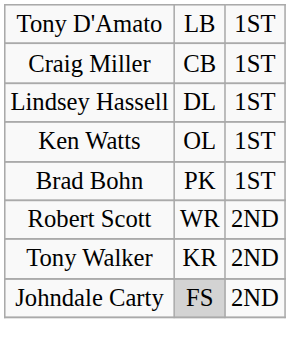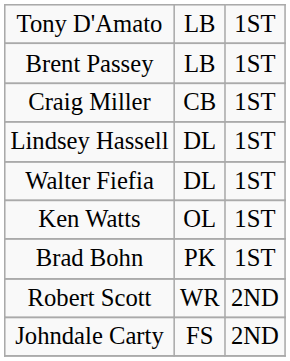+ row: (89, 63)
+ row: (89, 180)
- row: (89, 258)
(200, 297) lightgrey background -> (200, 336) no background
